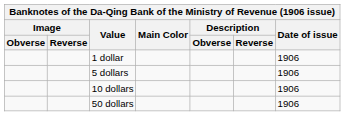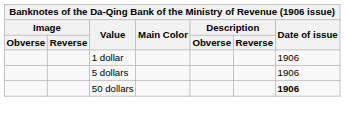- row: (113, 89)
(288, 104) normal -> (288, 89) bold
